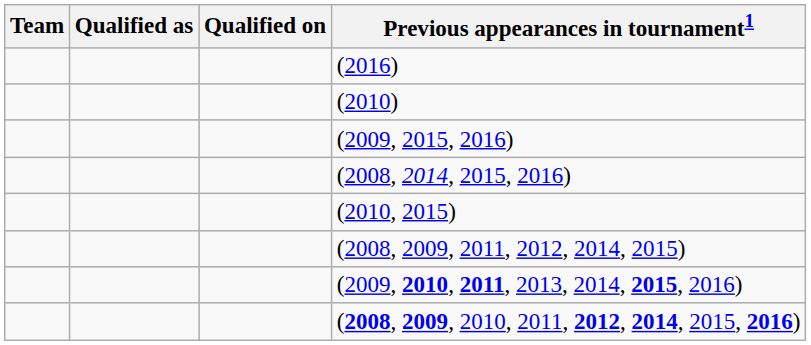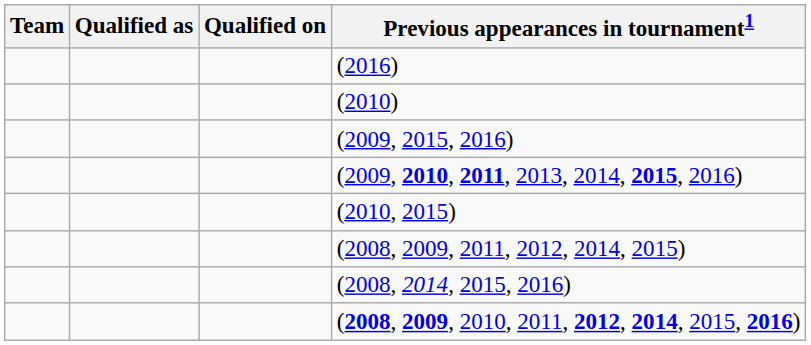rows swapped: (454, 175) <-> (540, 284)
